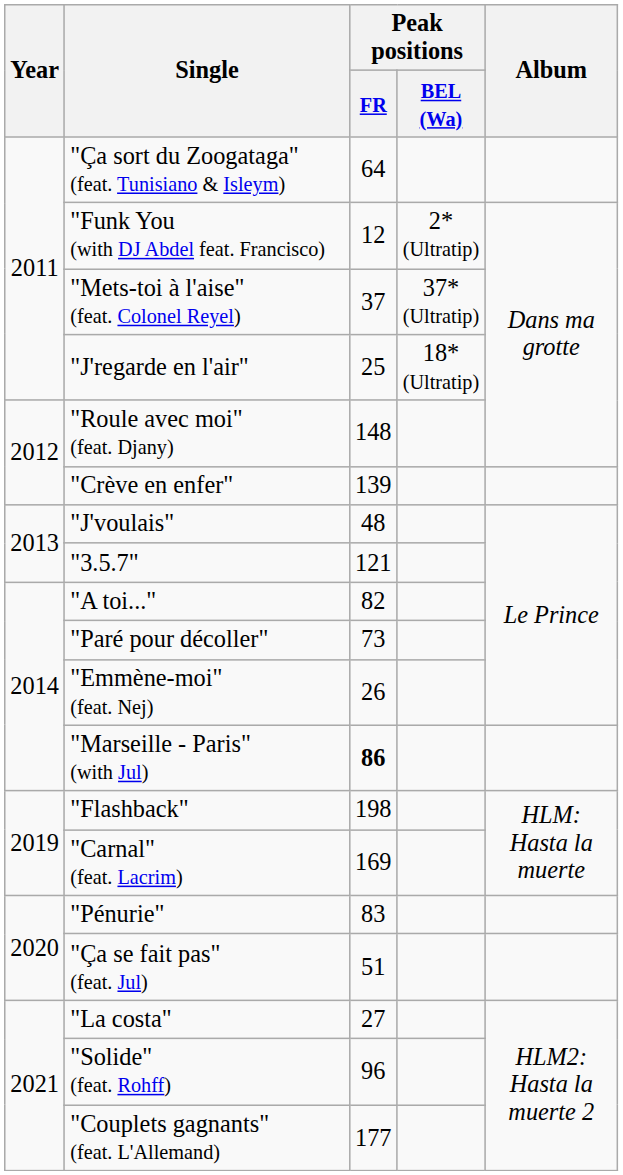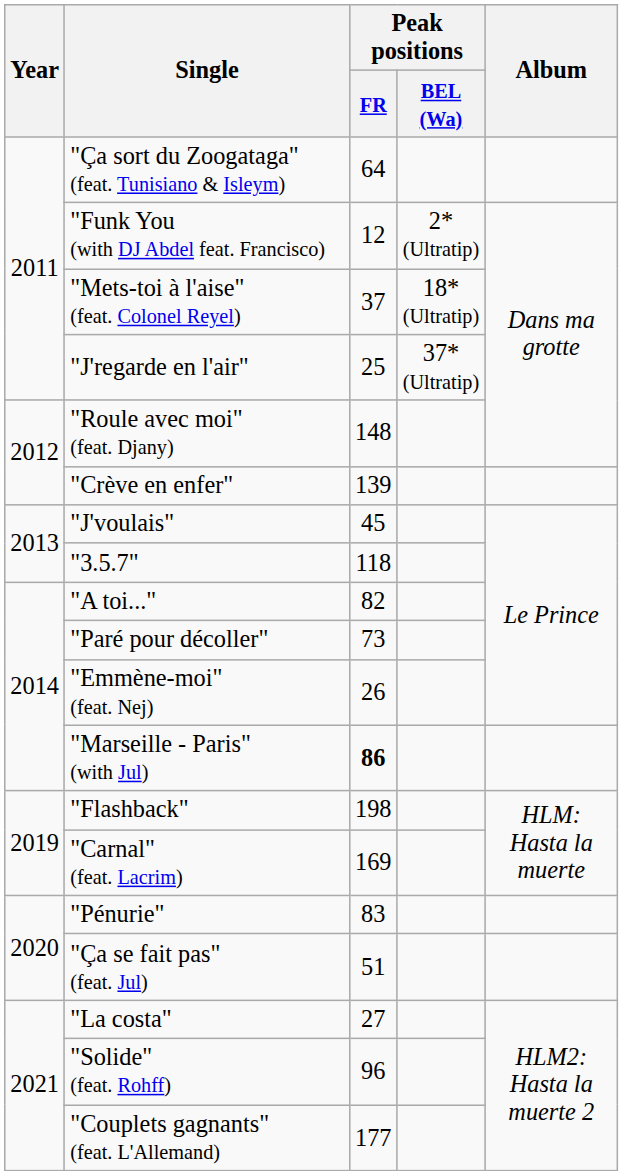(441, 301) 37* (Ultratip) -> (441, 301) 18* (Ultratip)
(441, 367) 18* (Ultratip) -> (441, 367) 37* (Ultratip)
(373, 523) 48 -> (373, 523) 45
(373, 562) 121 -> (373, 562) 118
